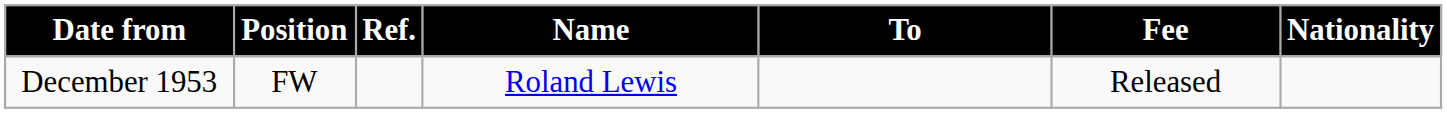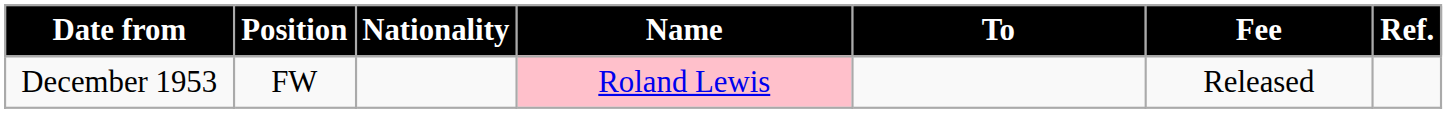columns swapped: (1361, 30) <-> (389, 30)
(591, 81) no background -> (684, 81) pink background
